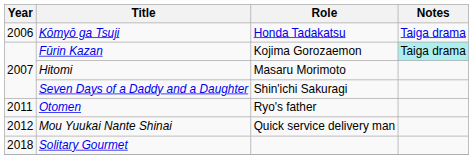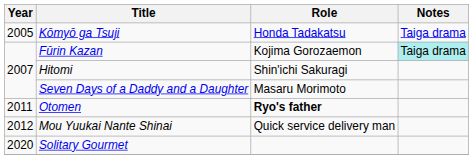(20, 32) 2006 -> (20, 32) 2005
(300, 70) Masaru Morimoto -> (301, 70) Shin'ichi Sakuragi
(301, 88) Shin'ichi Sakuragi -> (300, 88) Masaru Morimoto
(285, 107) normal -> (288, 107) bold
(20, 145) 2018 -> (20, 145) 2020
